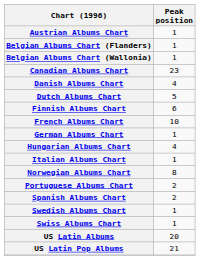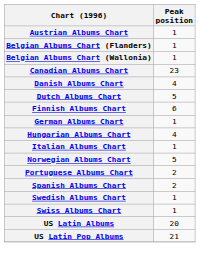- row: (79, 121)
(174, 172) 8 -> (174, 159) 5
